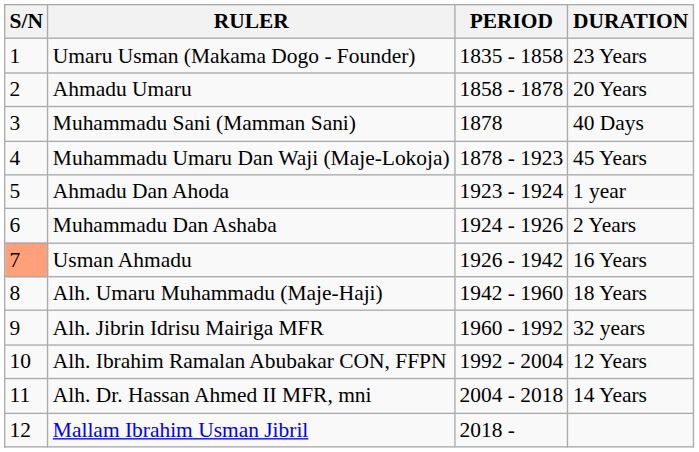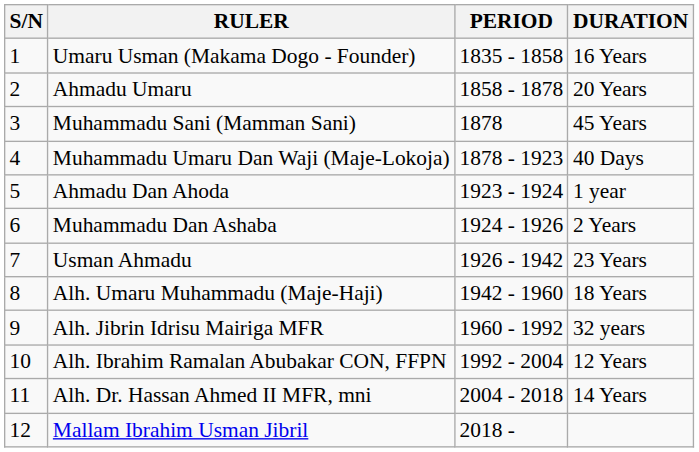(610, 55) 23 Years -> (610, 55) 16 Years
(608, 123) 40 Days -> (610, 123) 45 Years
(610, 157) 45 Years -> (608, 157) 40 Days
(15, 259) lightsalmon background -> (15, 259) no background
(610, 259) 16 Years -> (610, 259) 23 Years
